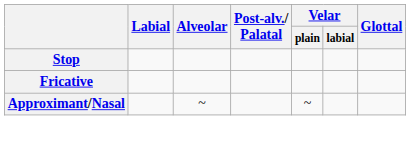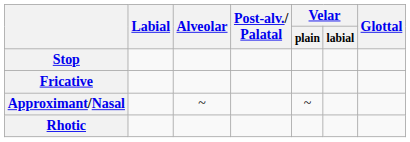+ row: (66, 125)
